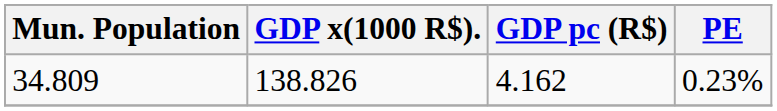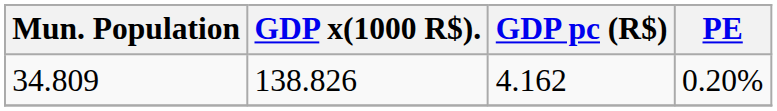(723, 79) 0.23% -> (723, 79) 0.20%
